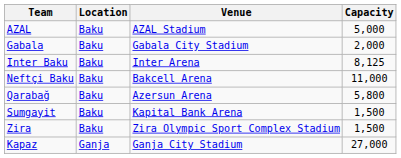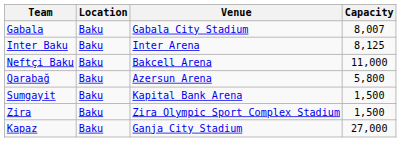- row: (19, 29)
(369, 46) 2,000 -> (369, 29) 8,007
(94, 145) Ganja -> (91, 128) Baku
